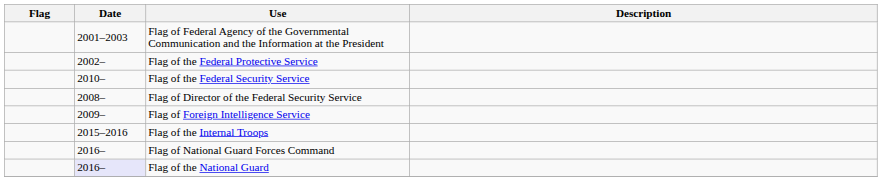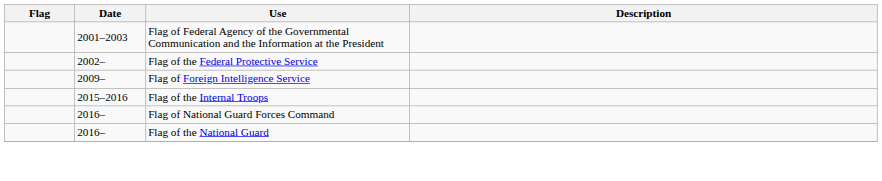- row: (229, 79)
- row: (255, 97)
(91, 168) lavender background -> (91, 132) no background
